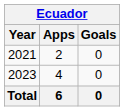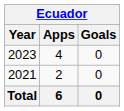rows swapped: (22, 55) <-> (22, 75)
